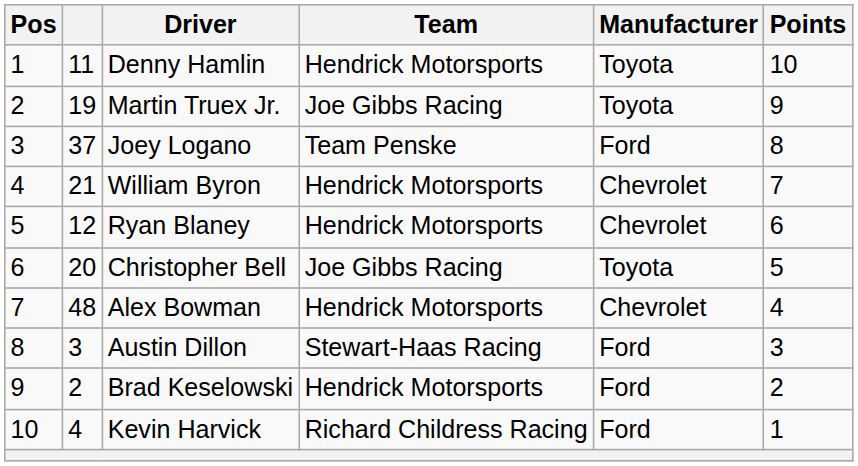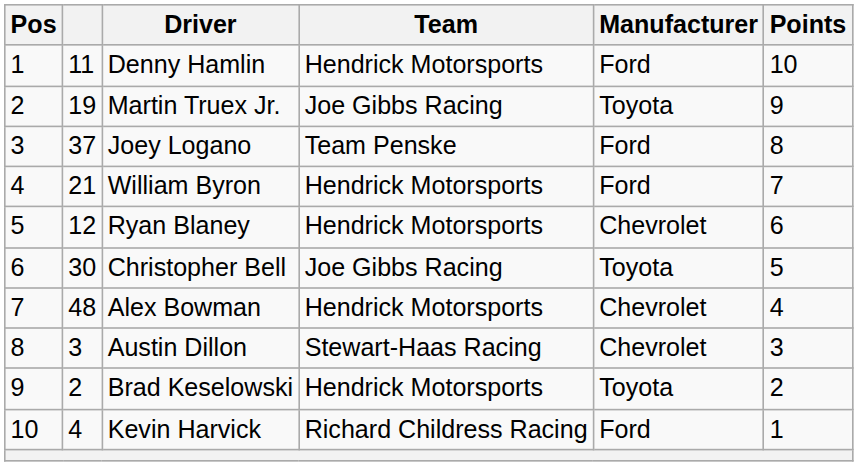(636, 64) Toyota -> (625, 64) Ford
(653, 185) Chevrolet -> (625, 185) Ford
(82, 266) 20 -> (82, 266) 30
(625, 347) Ford -> (653, 347) Chevrolet
(625, 387) Ford -> (636, 387) Toyota
